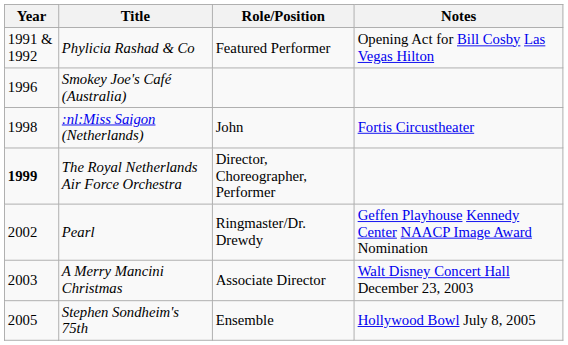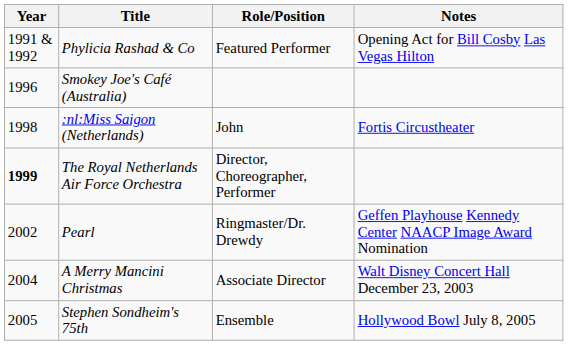(23, 280) 2003 -> (23, 280) 2004
